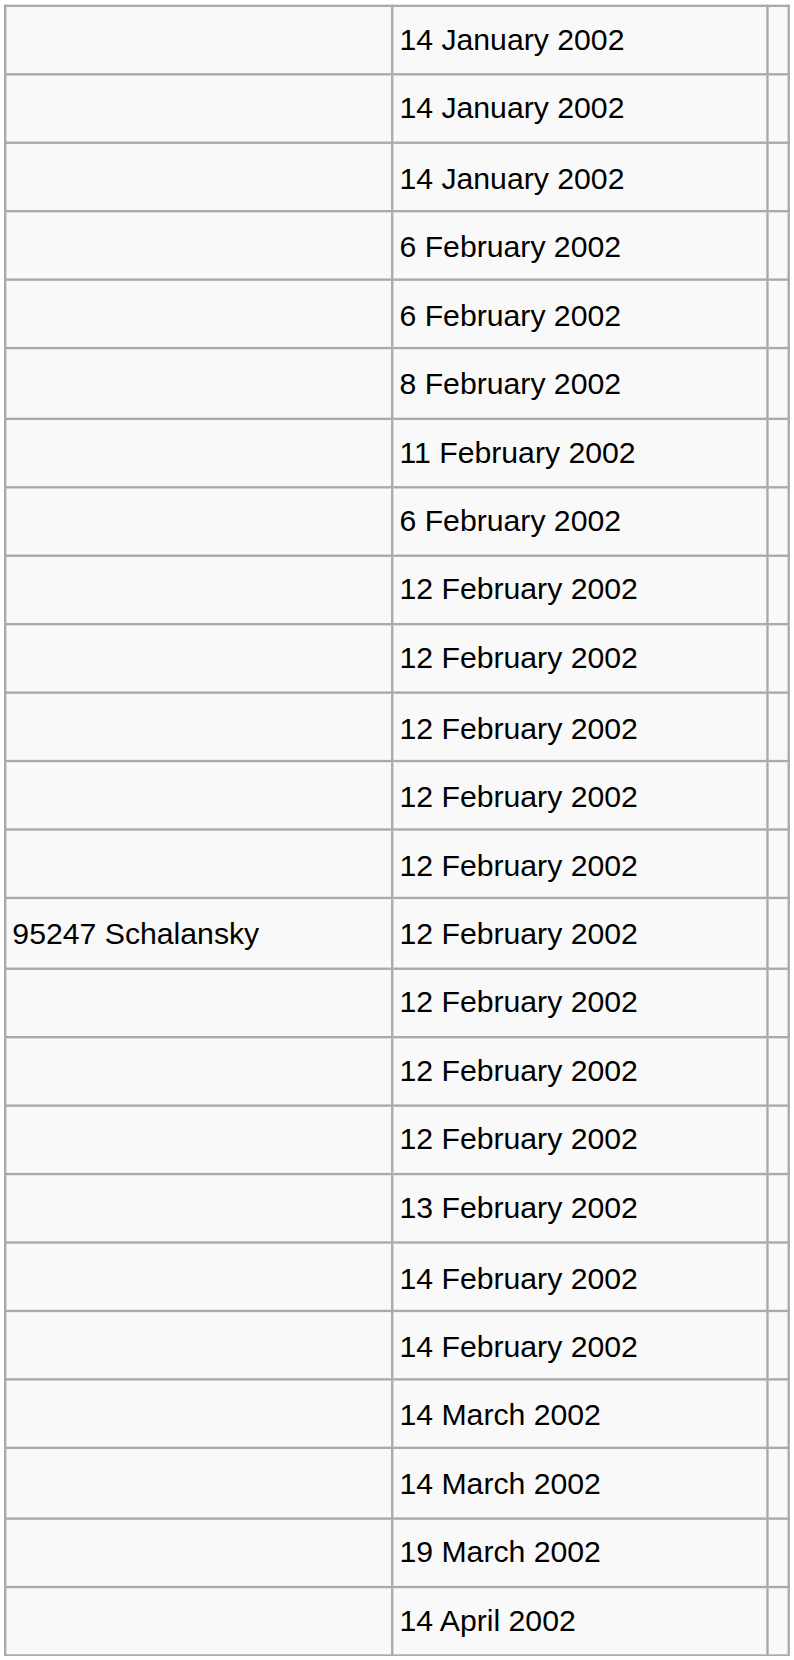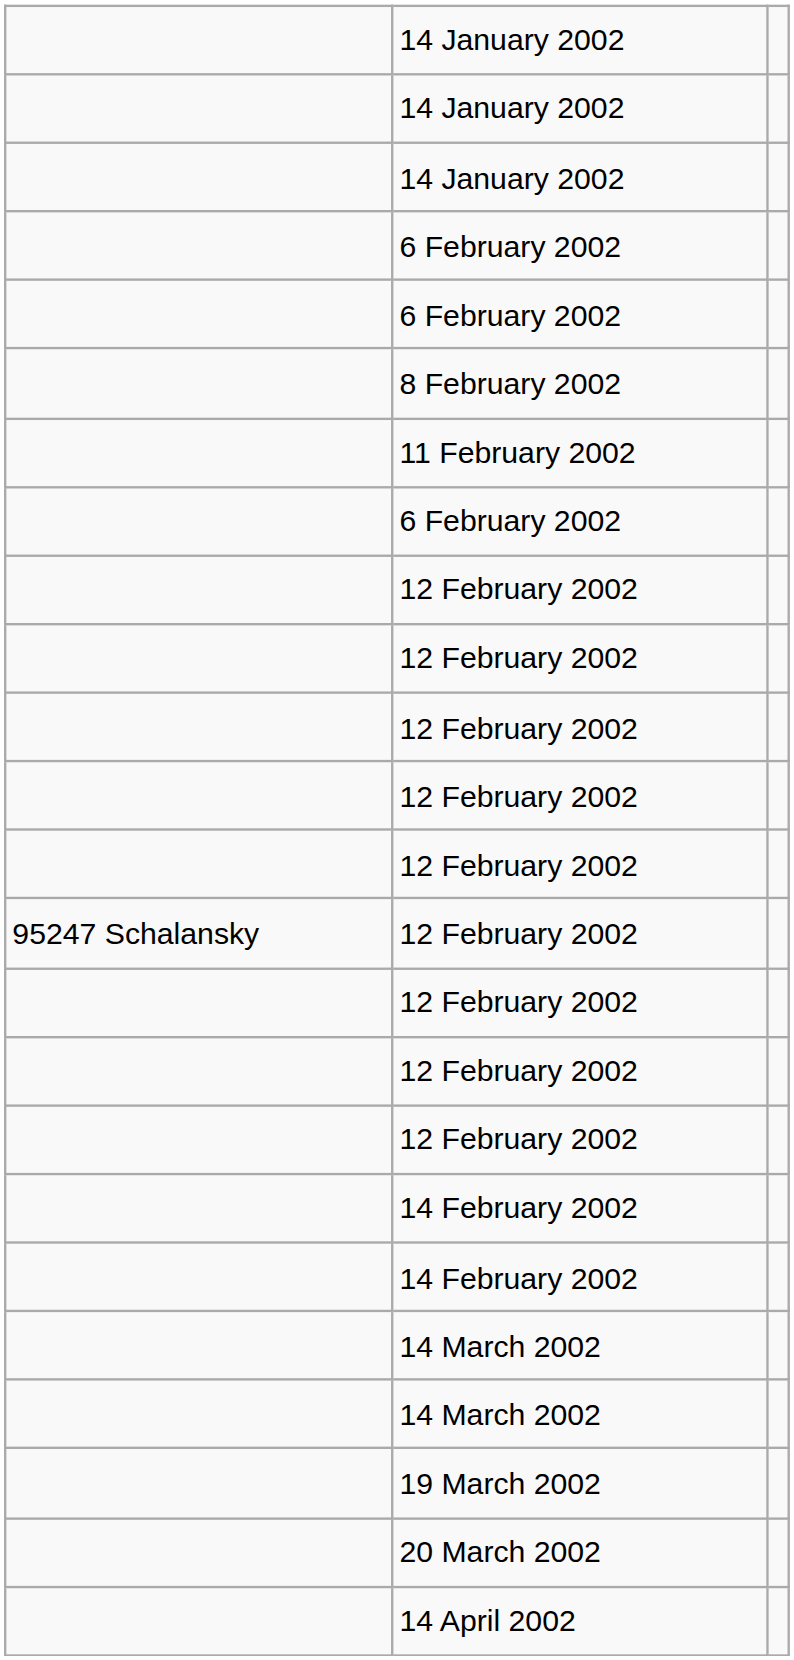- row: (199, 1208)
+ row: (199, 1552)
